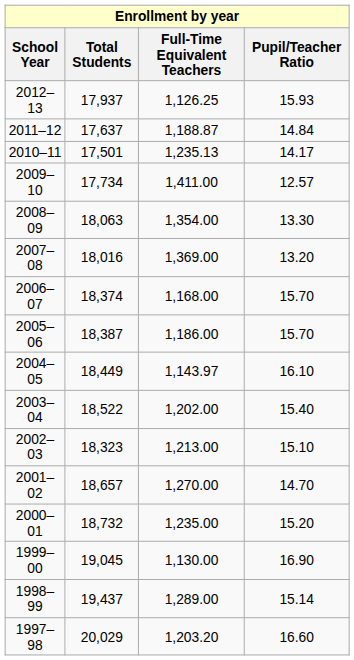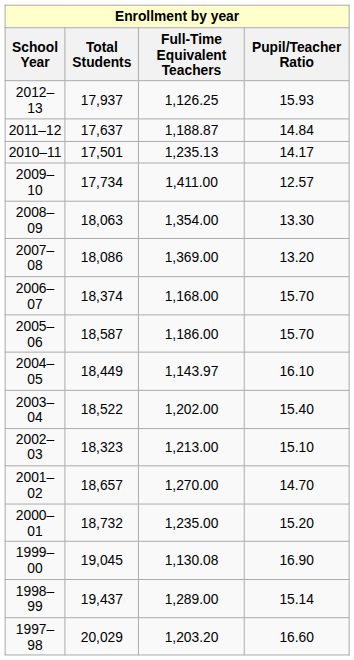(102, 258) 18,016 -> (102, 258) 18,086
(102, 334) 18,387 -> (102, 334) 18,587
(191, 561) 1,130.00 -> (191, 561) 1,130.08
